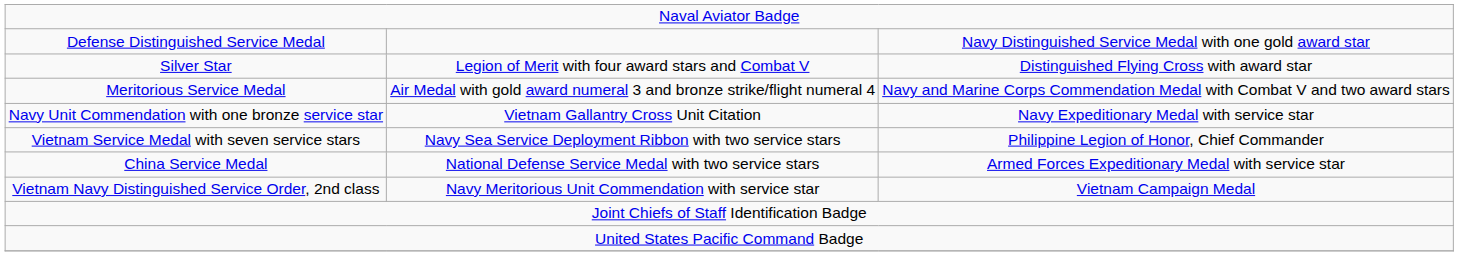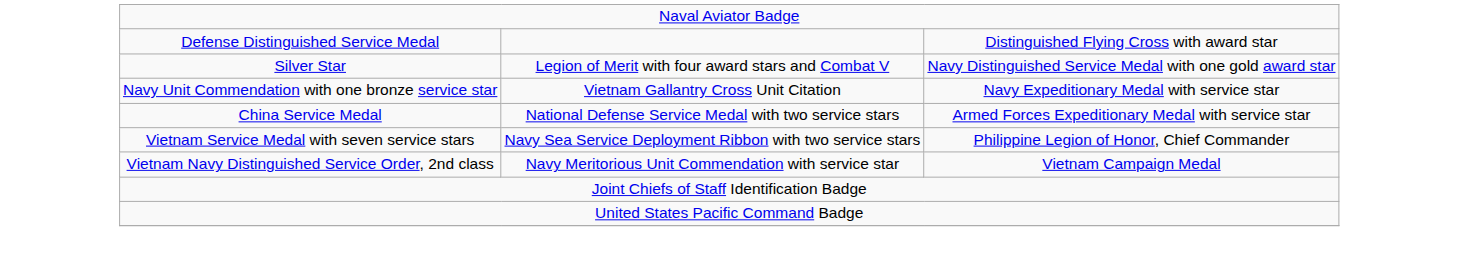(1166, 41) Navy Distinguished Service Medal with one gold award star -> (1131, 41) Distinguished Flying Cross with award star
(1166, 66) Distinguished Flying Cross with award star -> (1131, 66) Navy Distinguished Service Medal with one gold award star
- row: (196, 90)
rows swapped: (196, 164) <-> (196, 139)
